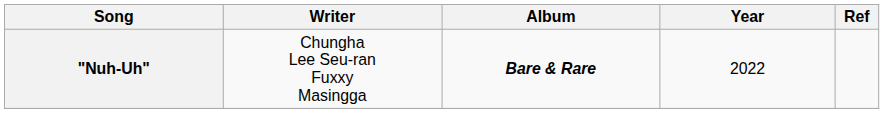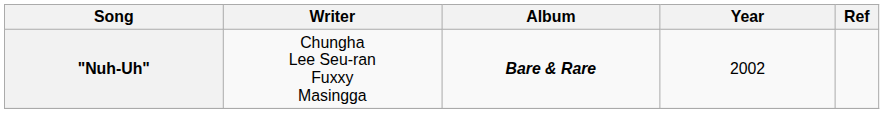(748, 68) 2022 -> (748, 68) 2002
